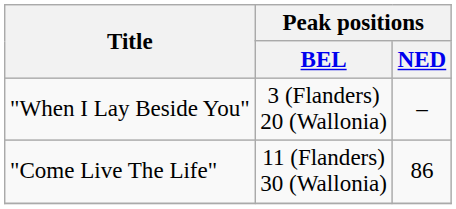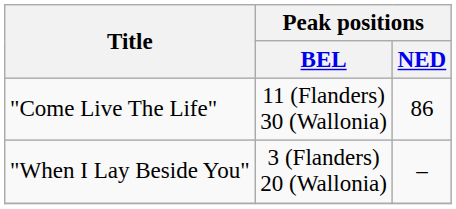rows swapped: (130, 108) <-> (114, 171)
